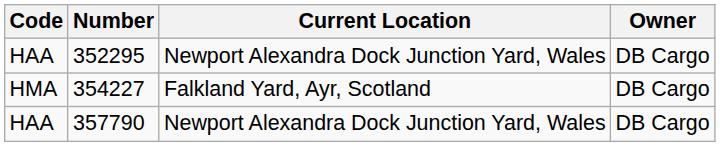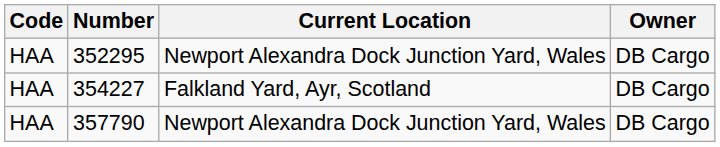(33, 89) HMA -> (32, 89) HAA
